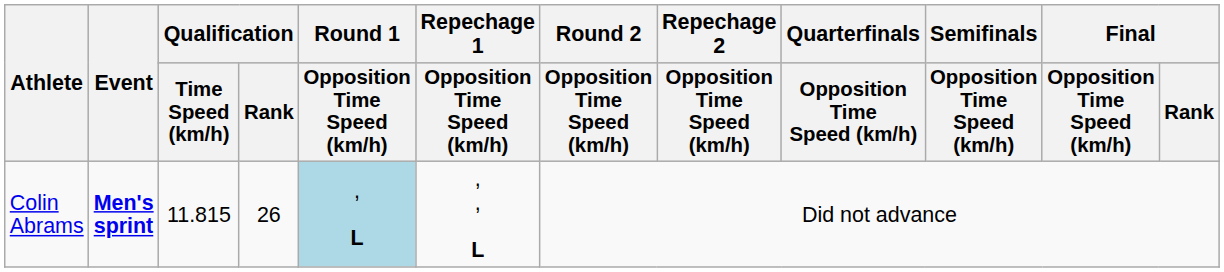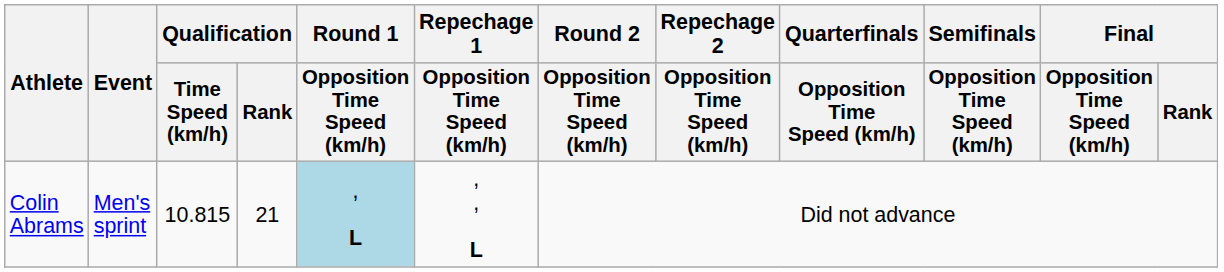(124, 215) bold -> (122, 215) normal
(199, 215) 11.815 -> (197, 215) 10.815
(269, 215) 26 -> (267, 215) 21
